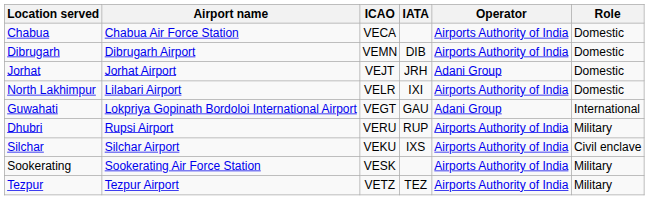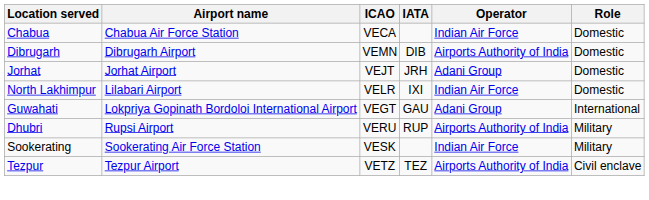(501, 33) Airports Authority of India -> (476, 33) Indian Air Force
(501, 90) Airports Authority of India -> (476, 90) Indian Air Force
- row: (25, 147)
(501, 166) Airports Authority of India -> (476, 147) Indian Air Force
(593, 185) Military -> (608, 166) Civil enclave
